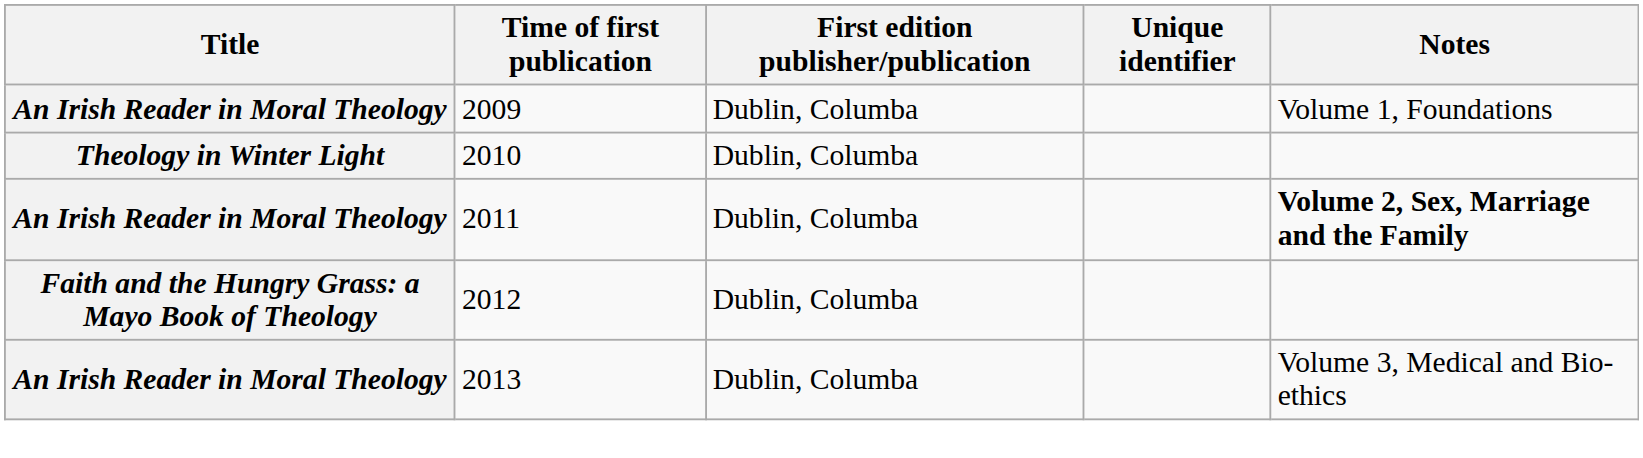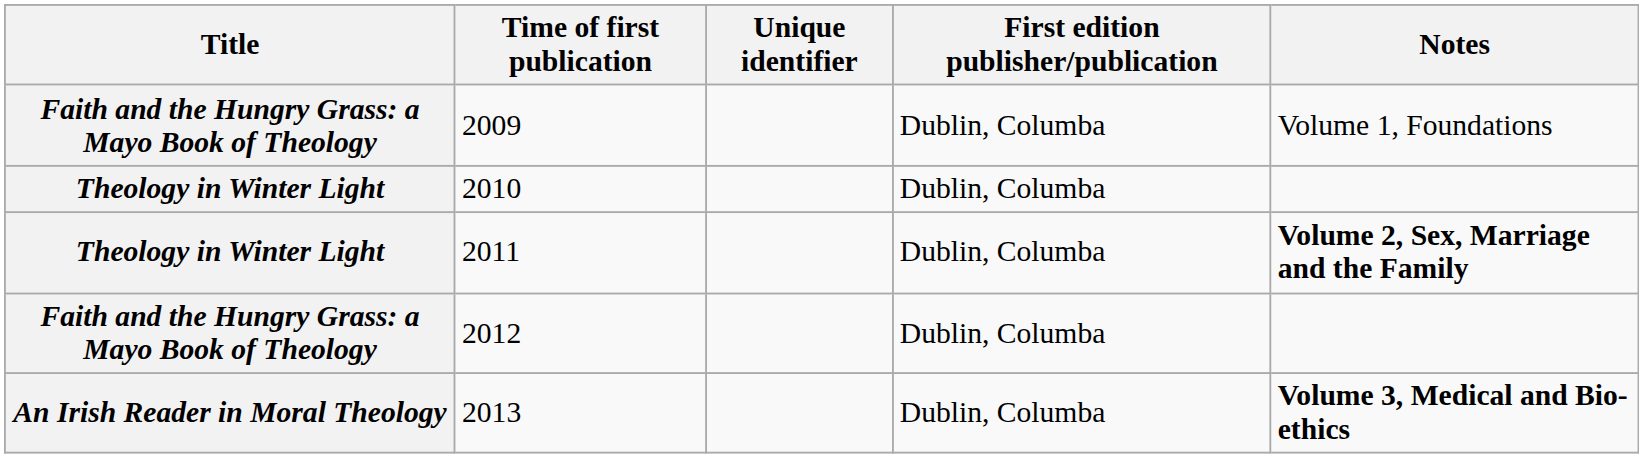columns swapped: (895, 44) <-> (1177, 44)
(230, 108) An Irish Reader in Moral Theology -> (230, 124) Faith and the Hungry Grass: a Mayo Book of Theology
(230, 218) An Irish Reader in Moral Theology -> (230, 252) Theology in Winter Light
(1446, 379) normal -> (1453, 412) bold
